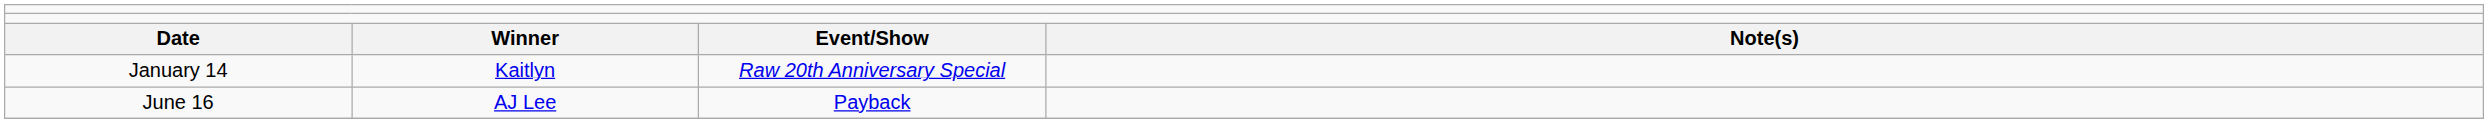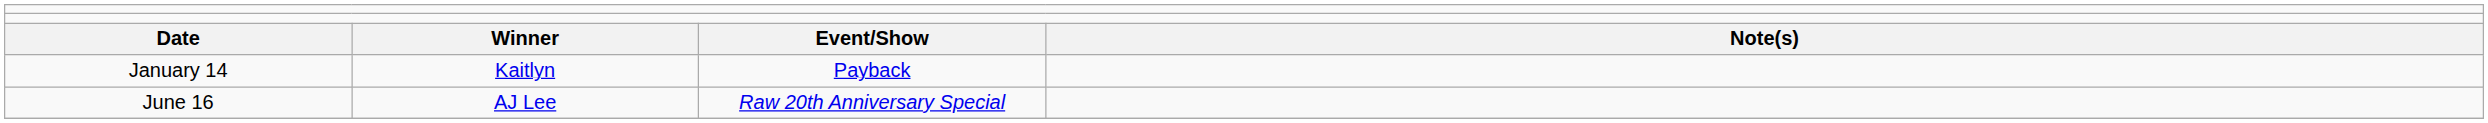(872, 70) Raw 20th Anniversary Special -> (872, 70) Payback
(872, 102) Payback -> (872, 102) Raw 20th Anniversary Special
